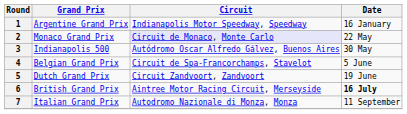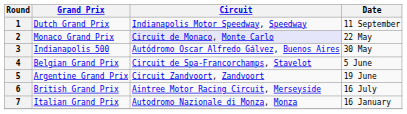(81, 24) Argentine Grand Prix -> (72, 24) Dutch Grand Prix
(367, 24) 16 January -> (372, 24) 11 September
(72, 76) Dutch Grand Prix -> (81, 76) Argentine Grand Prix
(360, 89) bold -> (360, 89) normal
(372, 102) 11 September -> (367, 102) 16 January
